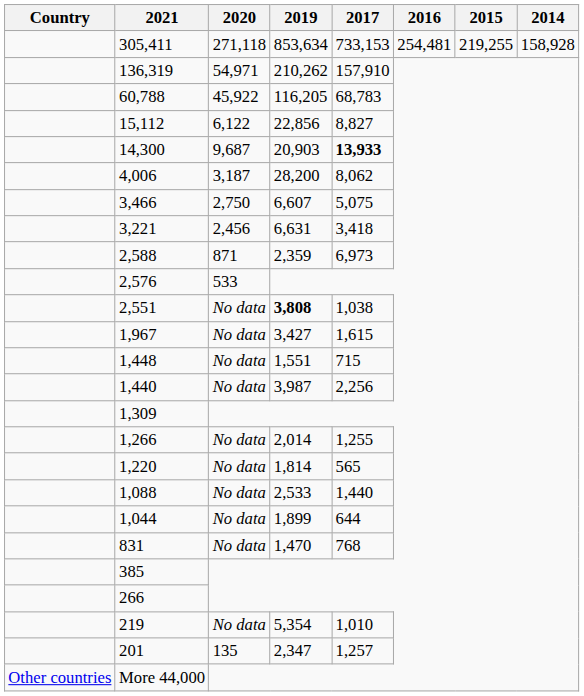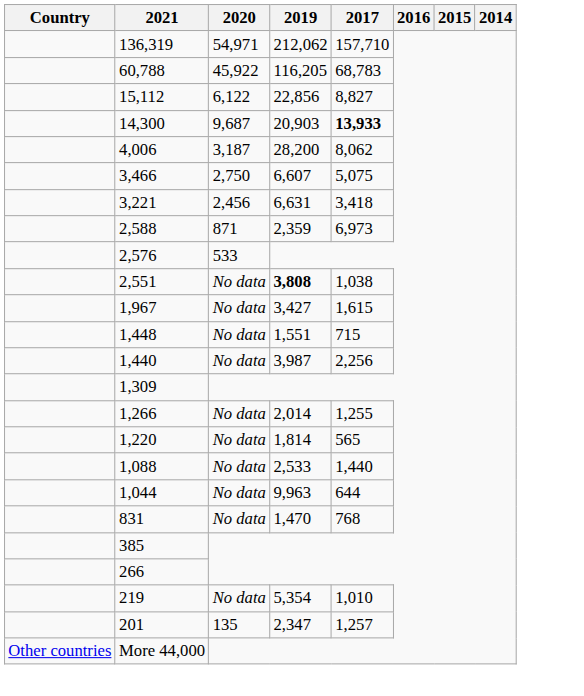- row: (146, 44)
(301, 70) 210,262 -> (301, 44) 212,062
(363, 70) 157,910 -> (362, 44) 157,710
(293, 519) 1,899 -> (292, 492) 9,963
